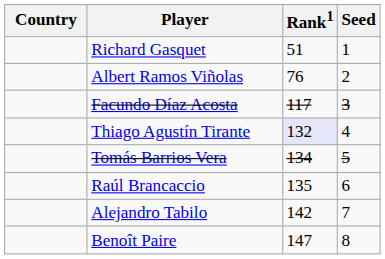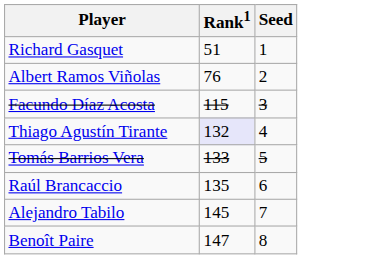- column: (46, 20)
(299, 104) 117 -> (216, 104) 115
(299, 158) 134 -> (216, 158) 133
(299, 212) 142 -> (216, 212) 145
